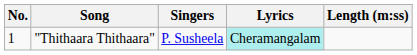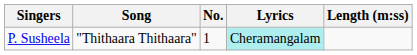columns swapped: (18, 16) <-> (192, 16)
